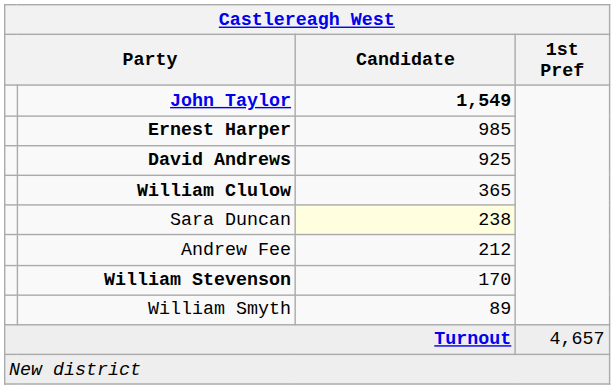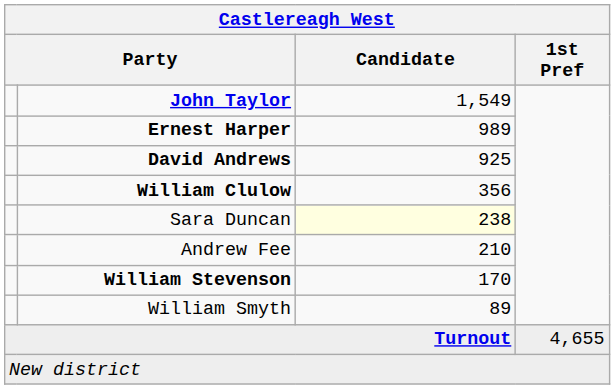(484, 101) bold -> (484, 101) normal
(495, 130) 985 -> (495, 130) 989
(495, 190) 365 -> (495, 190) 356
(495, 250) 212 -> (495, 250) 210
(577, 340) 4,657 -> (577, 340) 4,655
